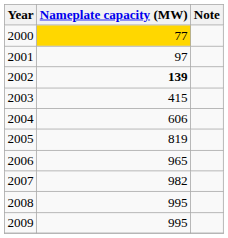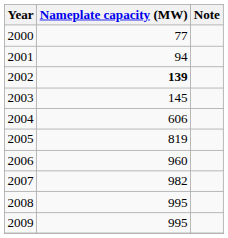(181, 35) gold background -> (181, 35) no background
(181, 56) 97 -> (181, 56) 94
(178, 98) 415 -> (178, 98) 145
(178, 160) 965 -> (178, 160) 960
